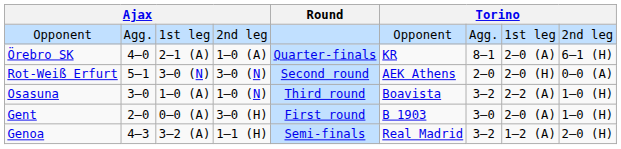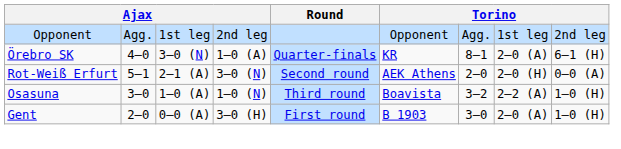(185, 54) 2–1 (A) -> (185, 54) 3–0 (N)
(185, 74) 3–0 (N) -> (185, 74) 2–1 (A)
- row: (26, 134)
